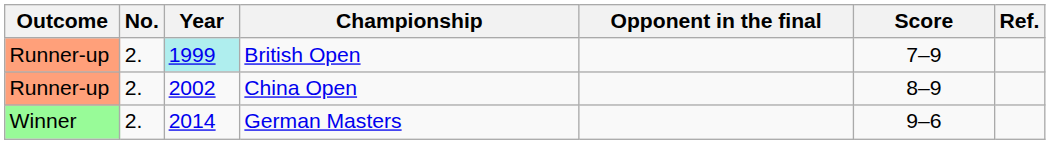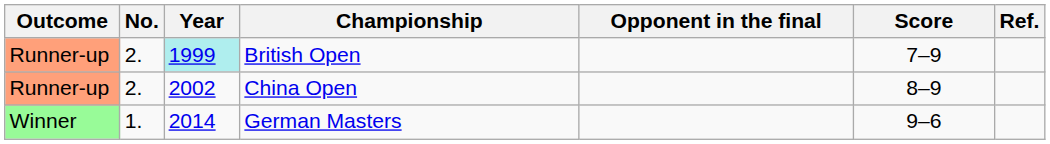(134, 121) 2. -> (134, 121) 1.
